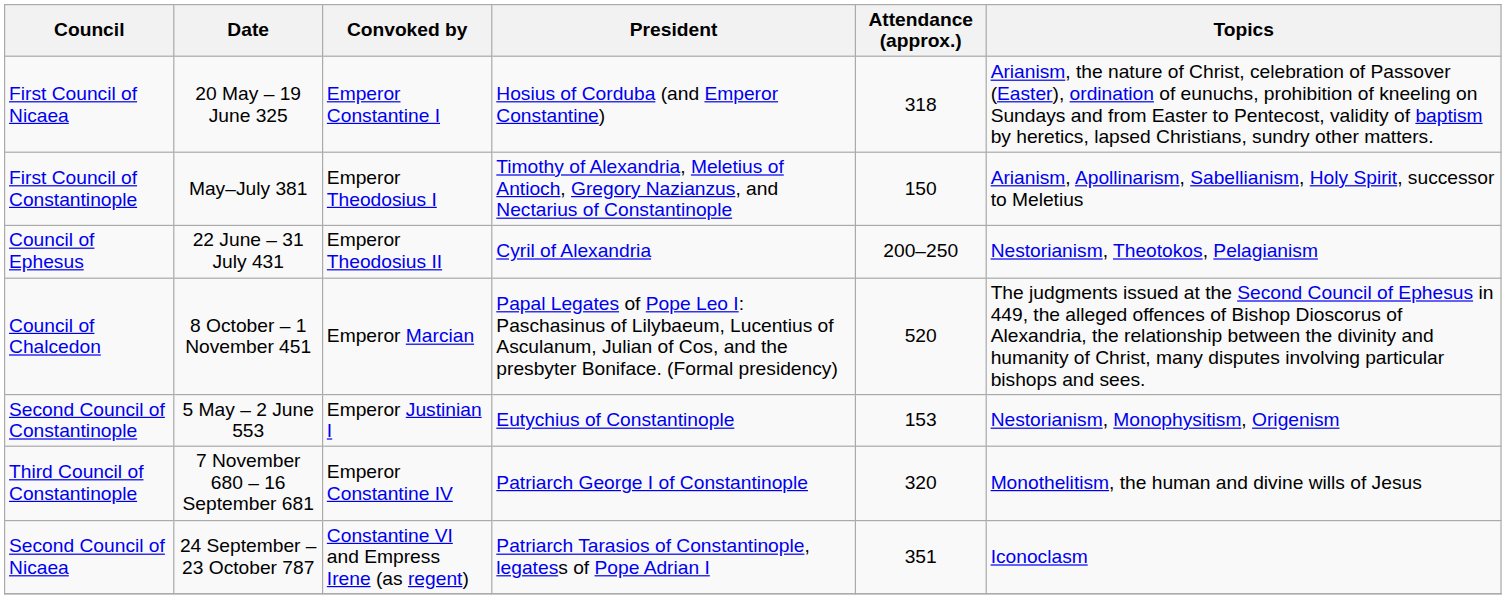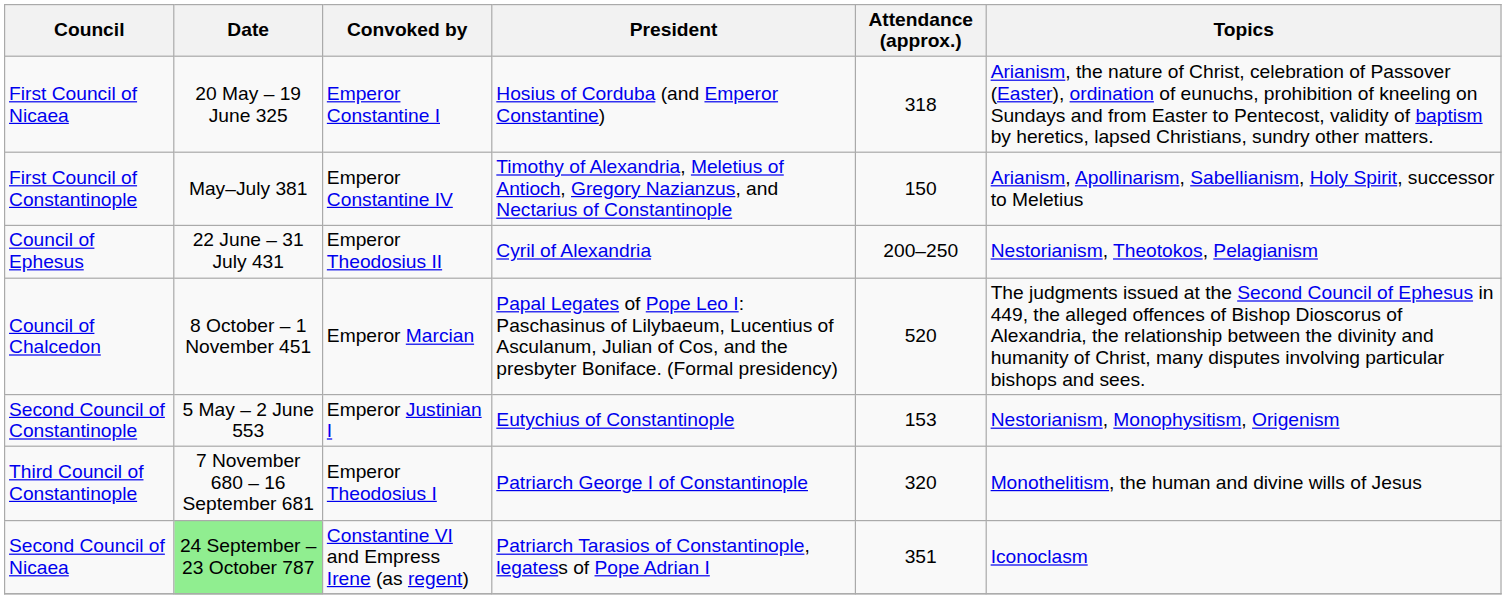(382, 188) Emperor Theodosius I -> (390, 188) Emperor Constantine IV
(390, 483) Emperor Constantine IV -> (382, 483) Emperor Theodosius I
(248, 556) no background -> (248, 556) lightgreen background
